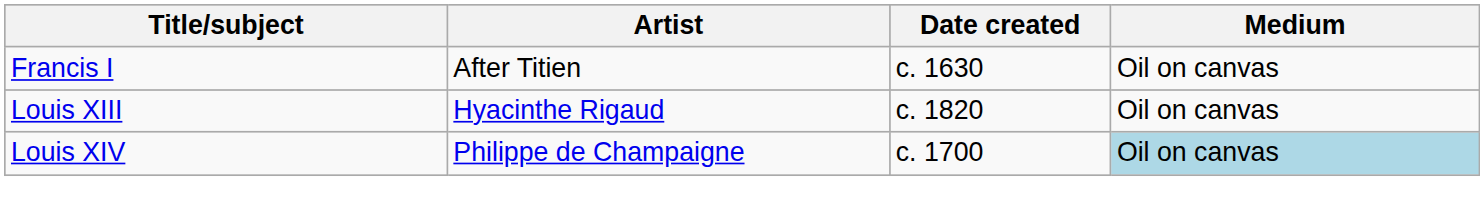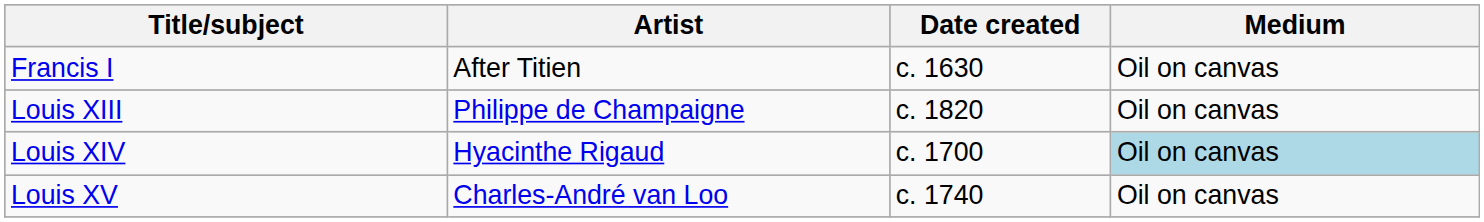(559, 110) Hyacinthe Rigaud -> (599, 110) Philippe de Champaigne
(599, 152) Philippe de Champaigne -> (559, 152) Hyacinthe Rigaud
+ row: (64, 195)
